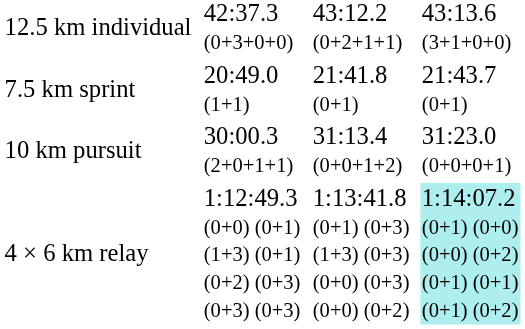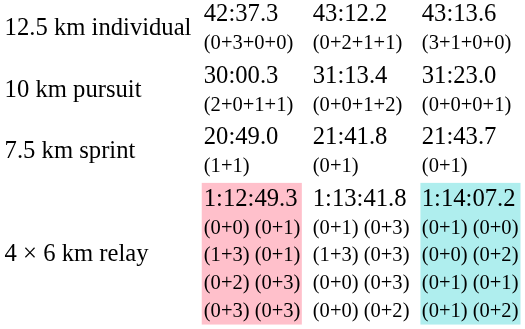rows swapped: (70, 88) <-> (73, 150)
(252, 253) no background -> (252, 253) pink background
